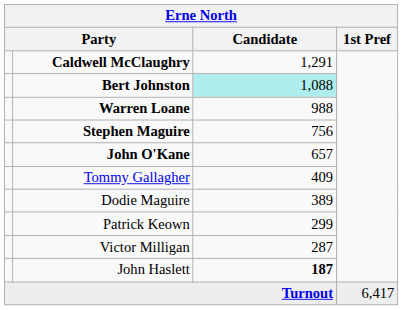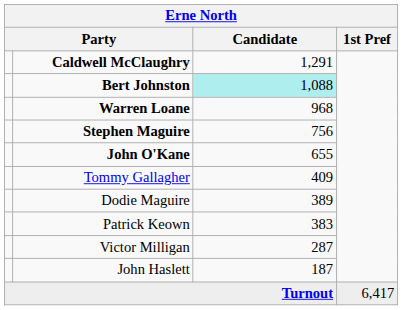(322, 108) 988 -> (322, 108) 968
(322, 154) 657 -> (322, 154) 655
(322, 223) 299 -> (322, 223) 383
(322, 270) bold -> (322, 270) normal
